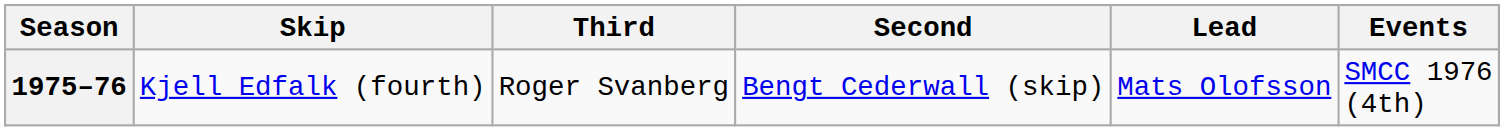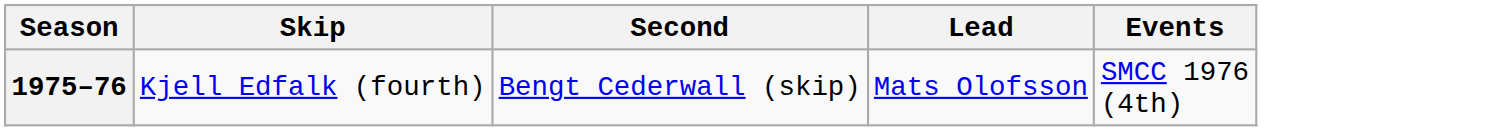- column: (614, 27)
